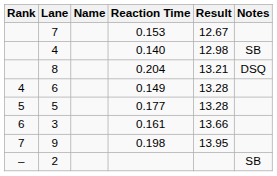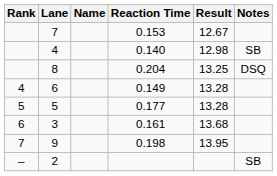(214, 69) 13.21 -> (214, 69) 13.25
(214, 124) 13.66 -> (214, 124) 13.68
